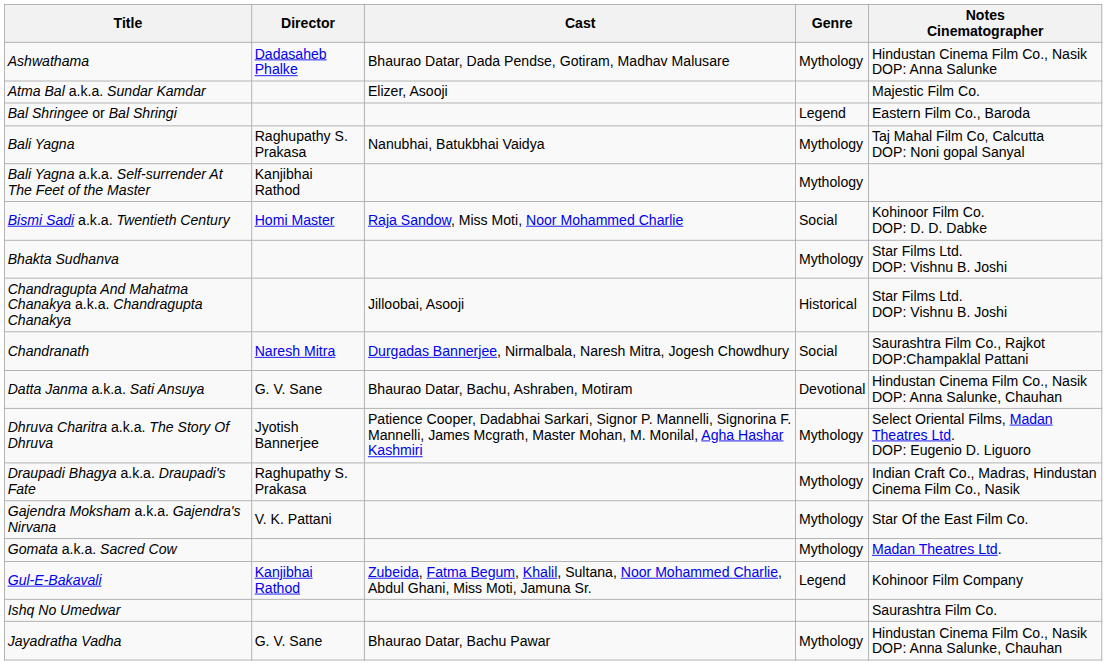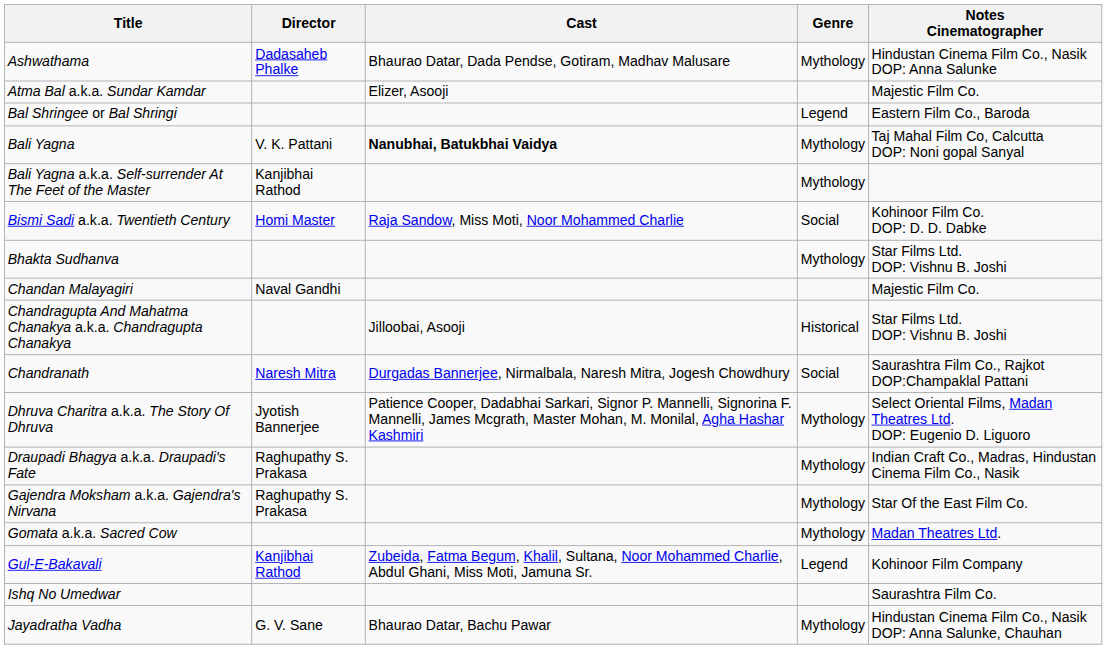(301, 144) Raghupathy S. Prakasa -> (294, 144) V. K. Pattani
(456, 144) normal -> (463, 144) bold
+ row: (70, 289)
- row: (106, 389)
(293, 519) V. K. Pattani -> (302, 503) Raghupathy S. Prakasa
